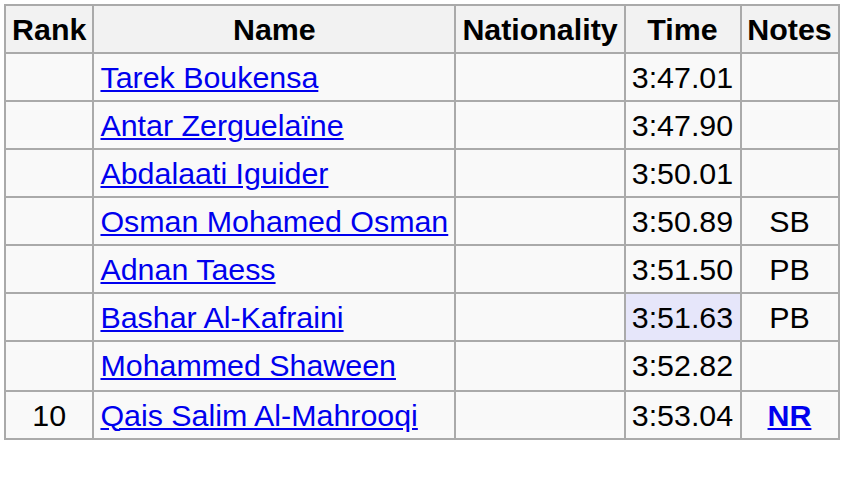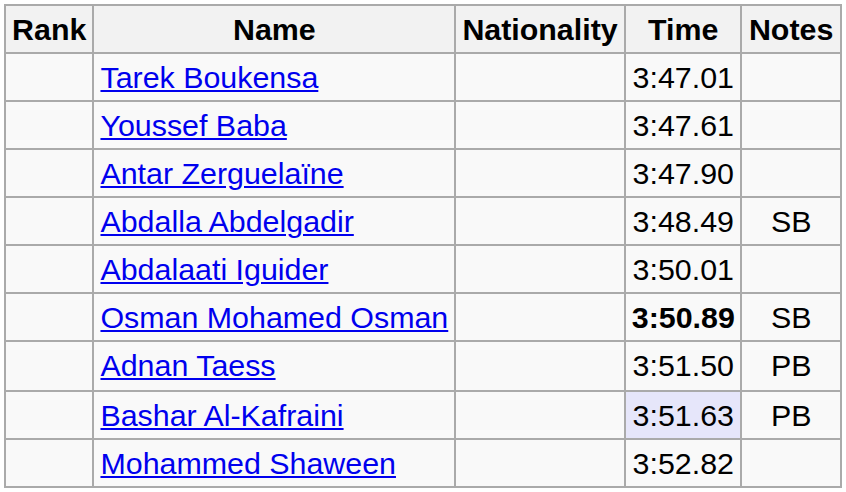+ row: (194, 126)
+ row: (227, 222)
(682, 222) normal -> (683, 318) bold
- row: (259, 414)
